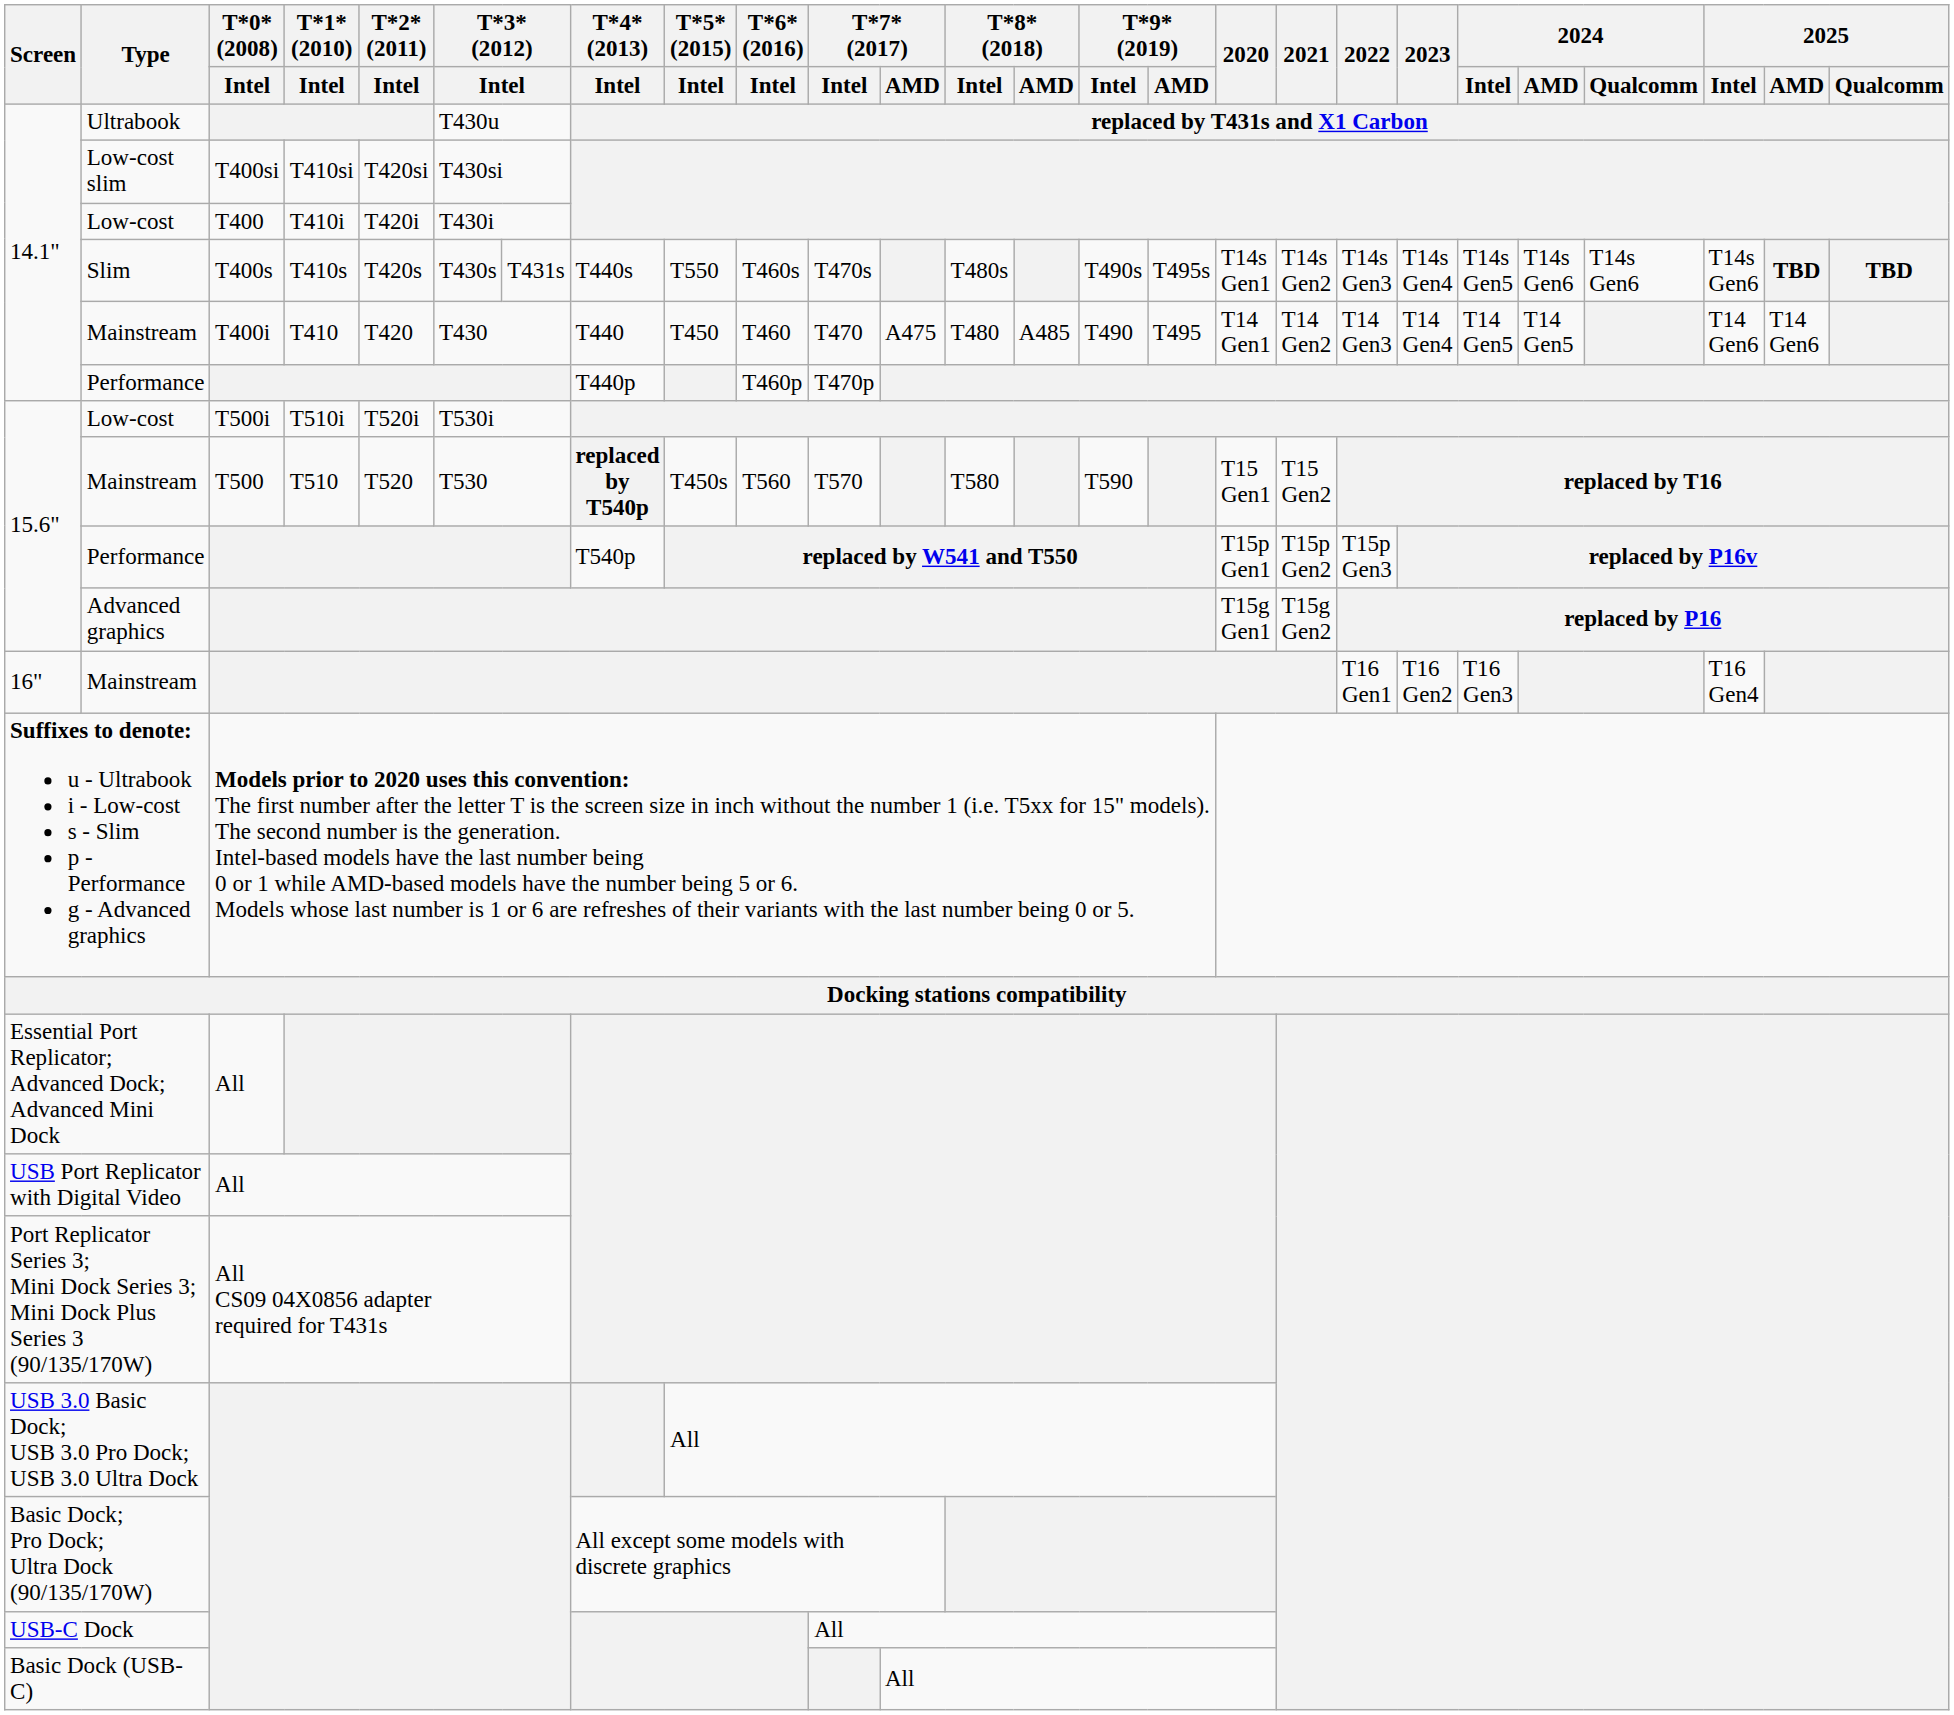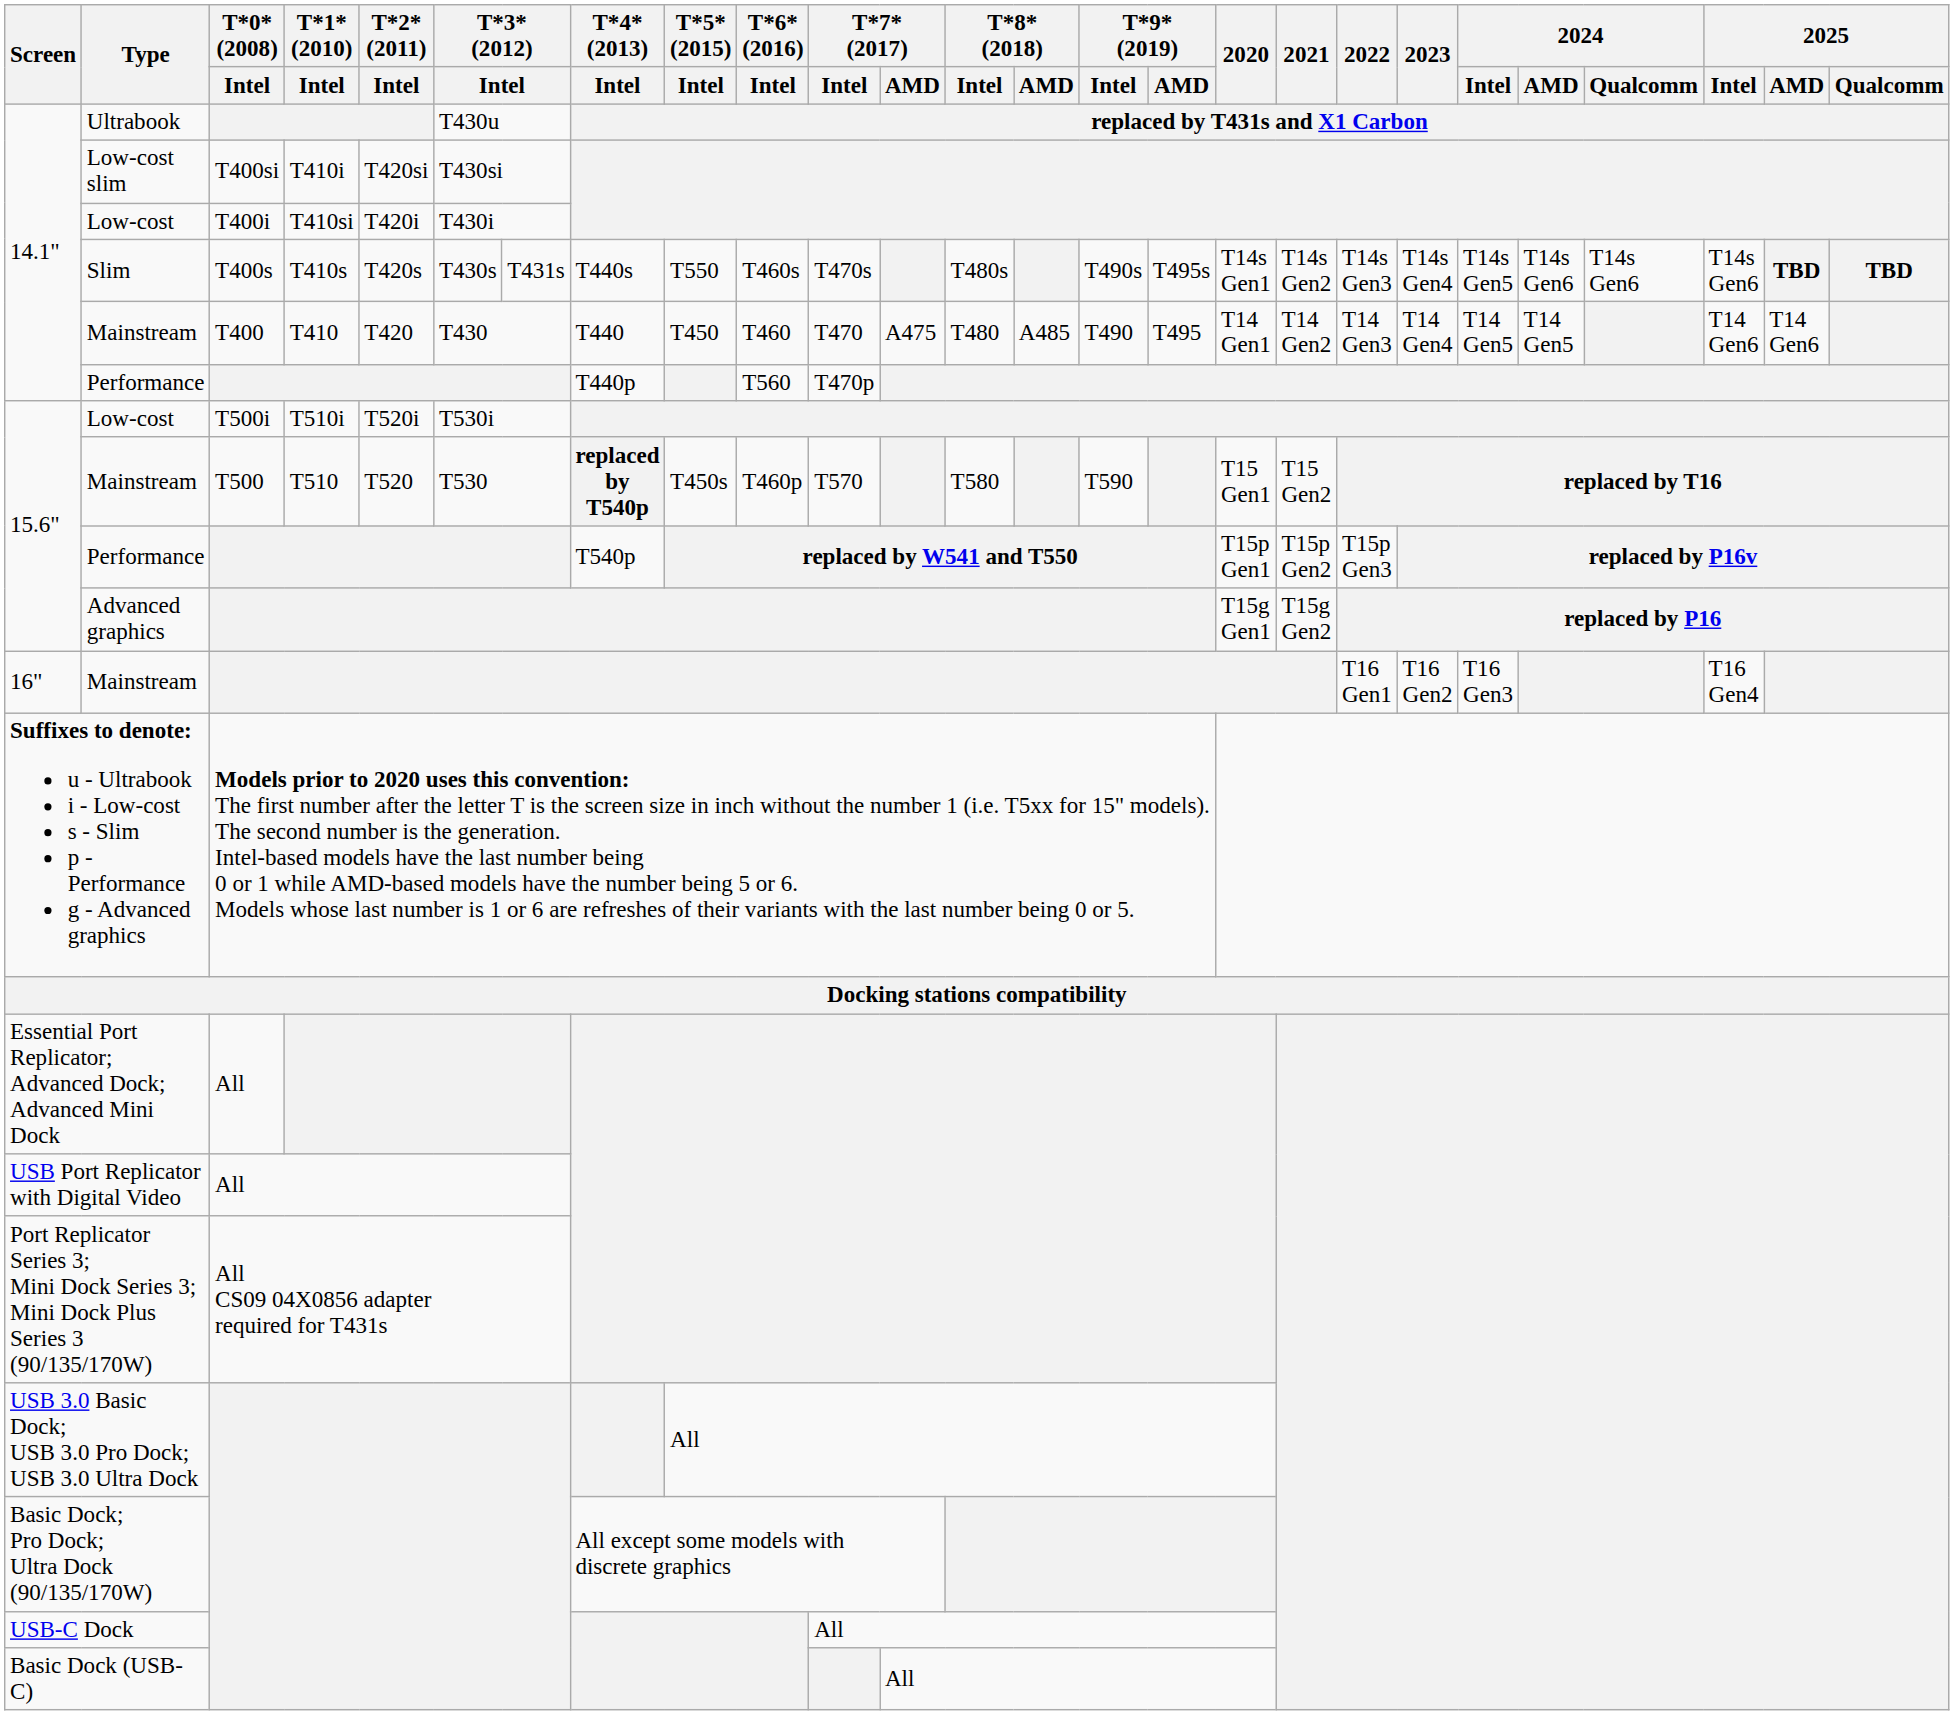(322, 171) T410si -> (317, 171) T410i
(239, 220) T400 -> (243, 220) T400i
(317, 220) T410i -> (322, 220) T410si
(243, 332) T400i -> (239, 332) T400
(772, 382) T460p -> (766, 382) T560
(766, 481) T560 -> (772, 481) T460p
